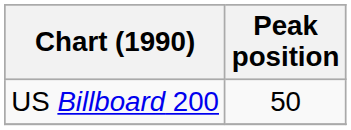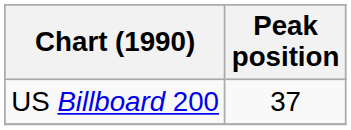(286, 101) 50 -> (286, 101) 37
